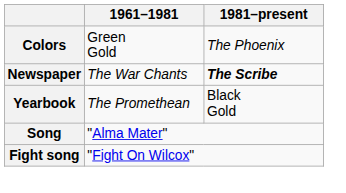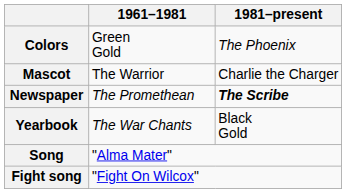+ row: (47, 74)
(137, 74) The War Chants -> (143, 96) The Promethean
(139, 104) The Promethean -> (142, 125) The War Chants
